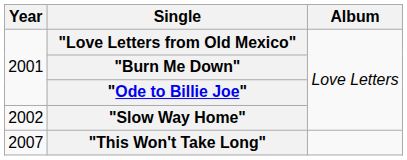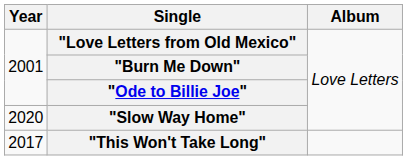(26, 117) 2002 -> (26, 117) 2020
(26, 142) 2007 -> (26, 142) 2017
